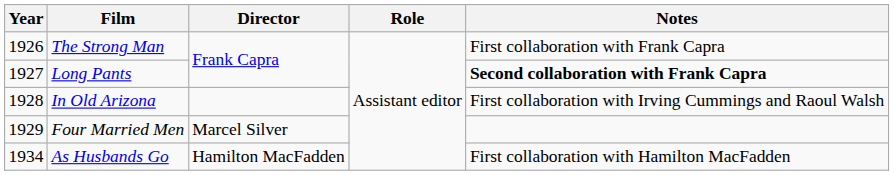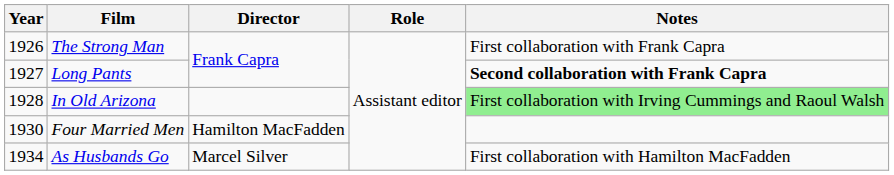(677, 101) no background -> (677, 101) lightgreen background
(26, 128) 1929 -> (26, 128) 1930
(240, 128) Marcel Silver -> (269, 128) Hamilton MacFadden
(269, 156) Hamilton MacFadden -> (240, 156) Marcel Silver
